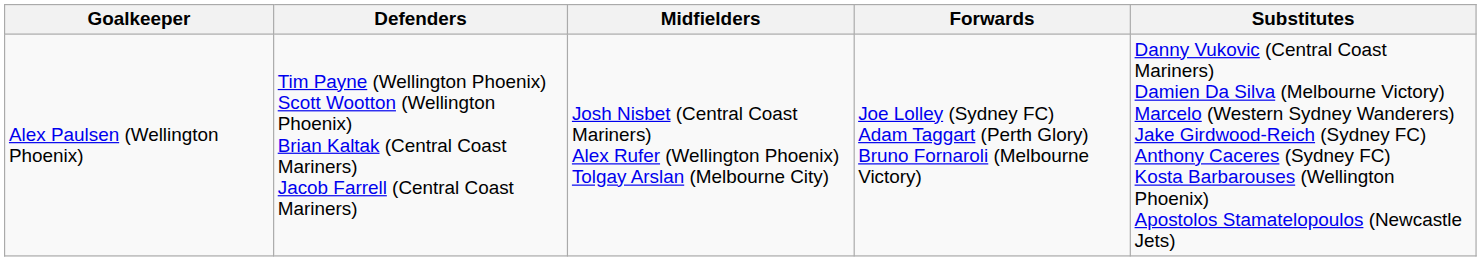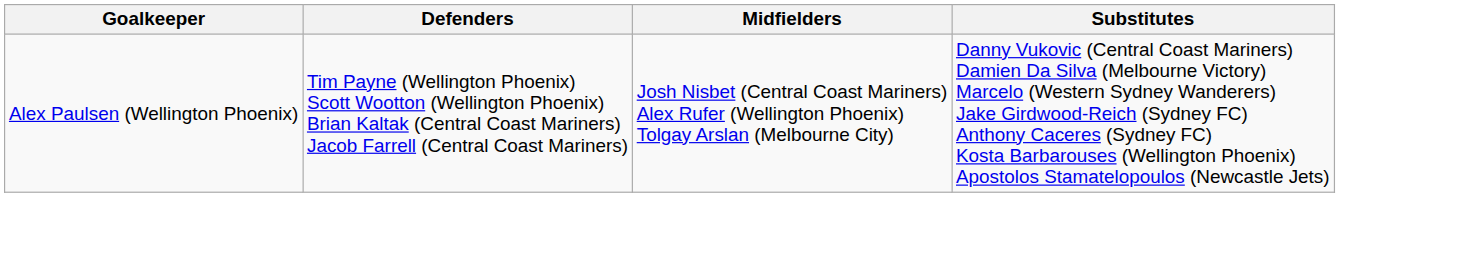- column: (992, 19)
